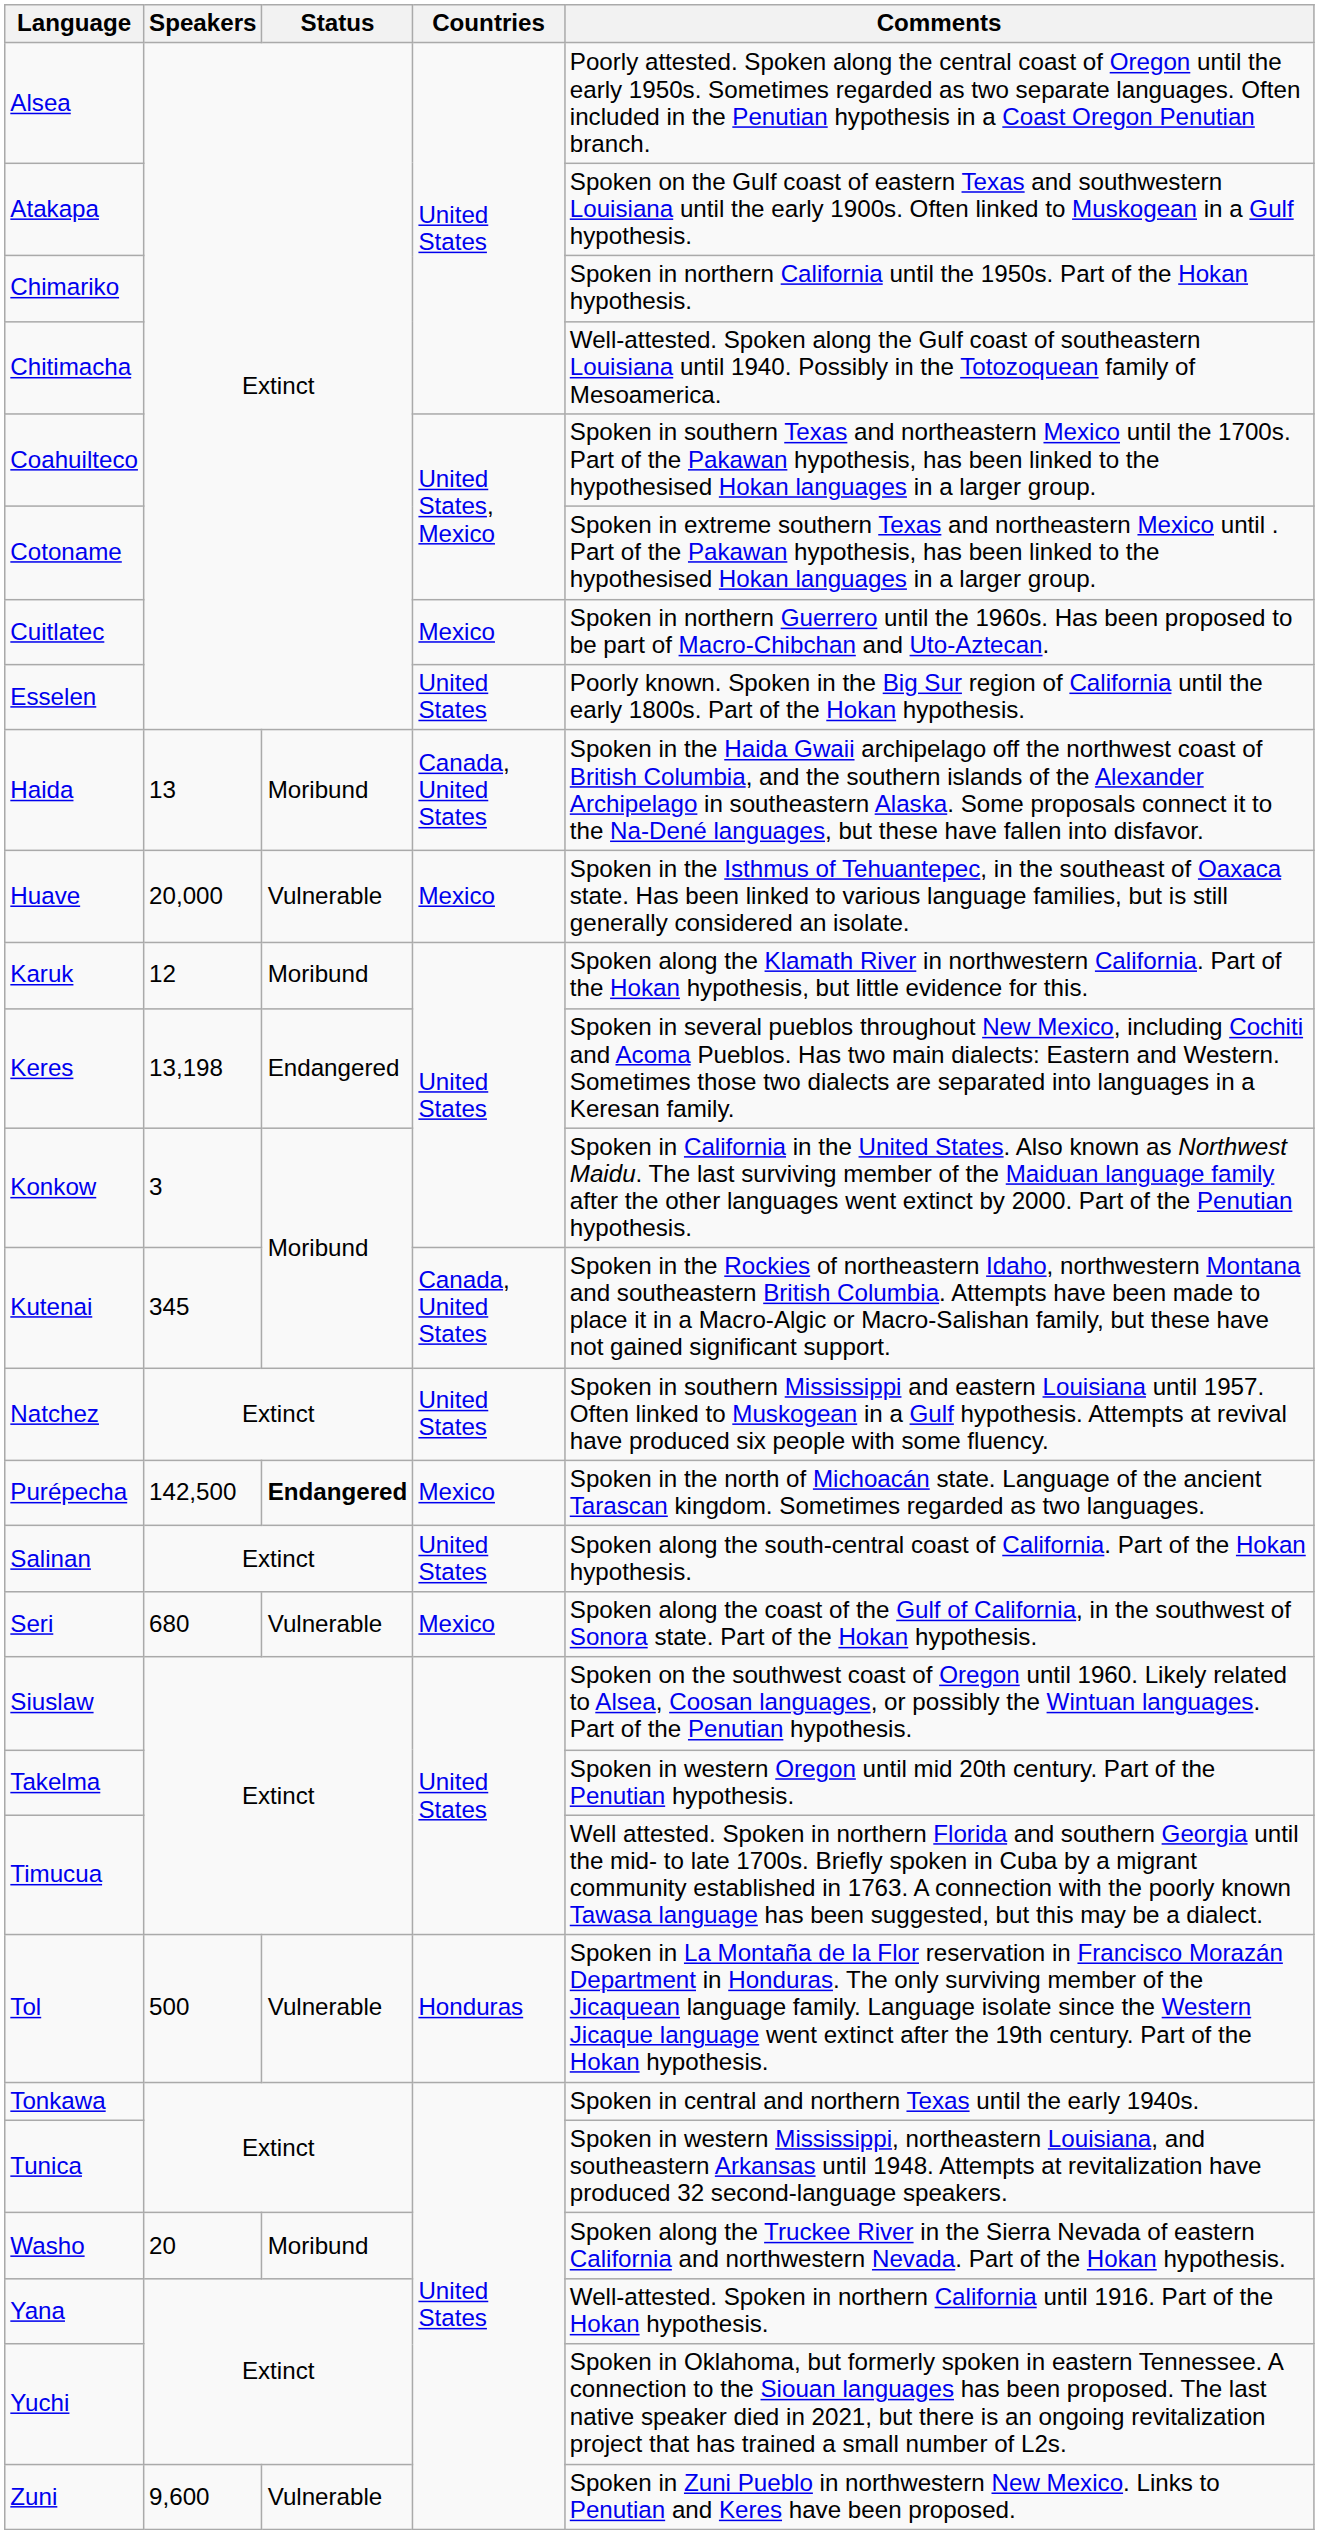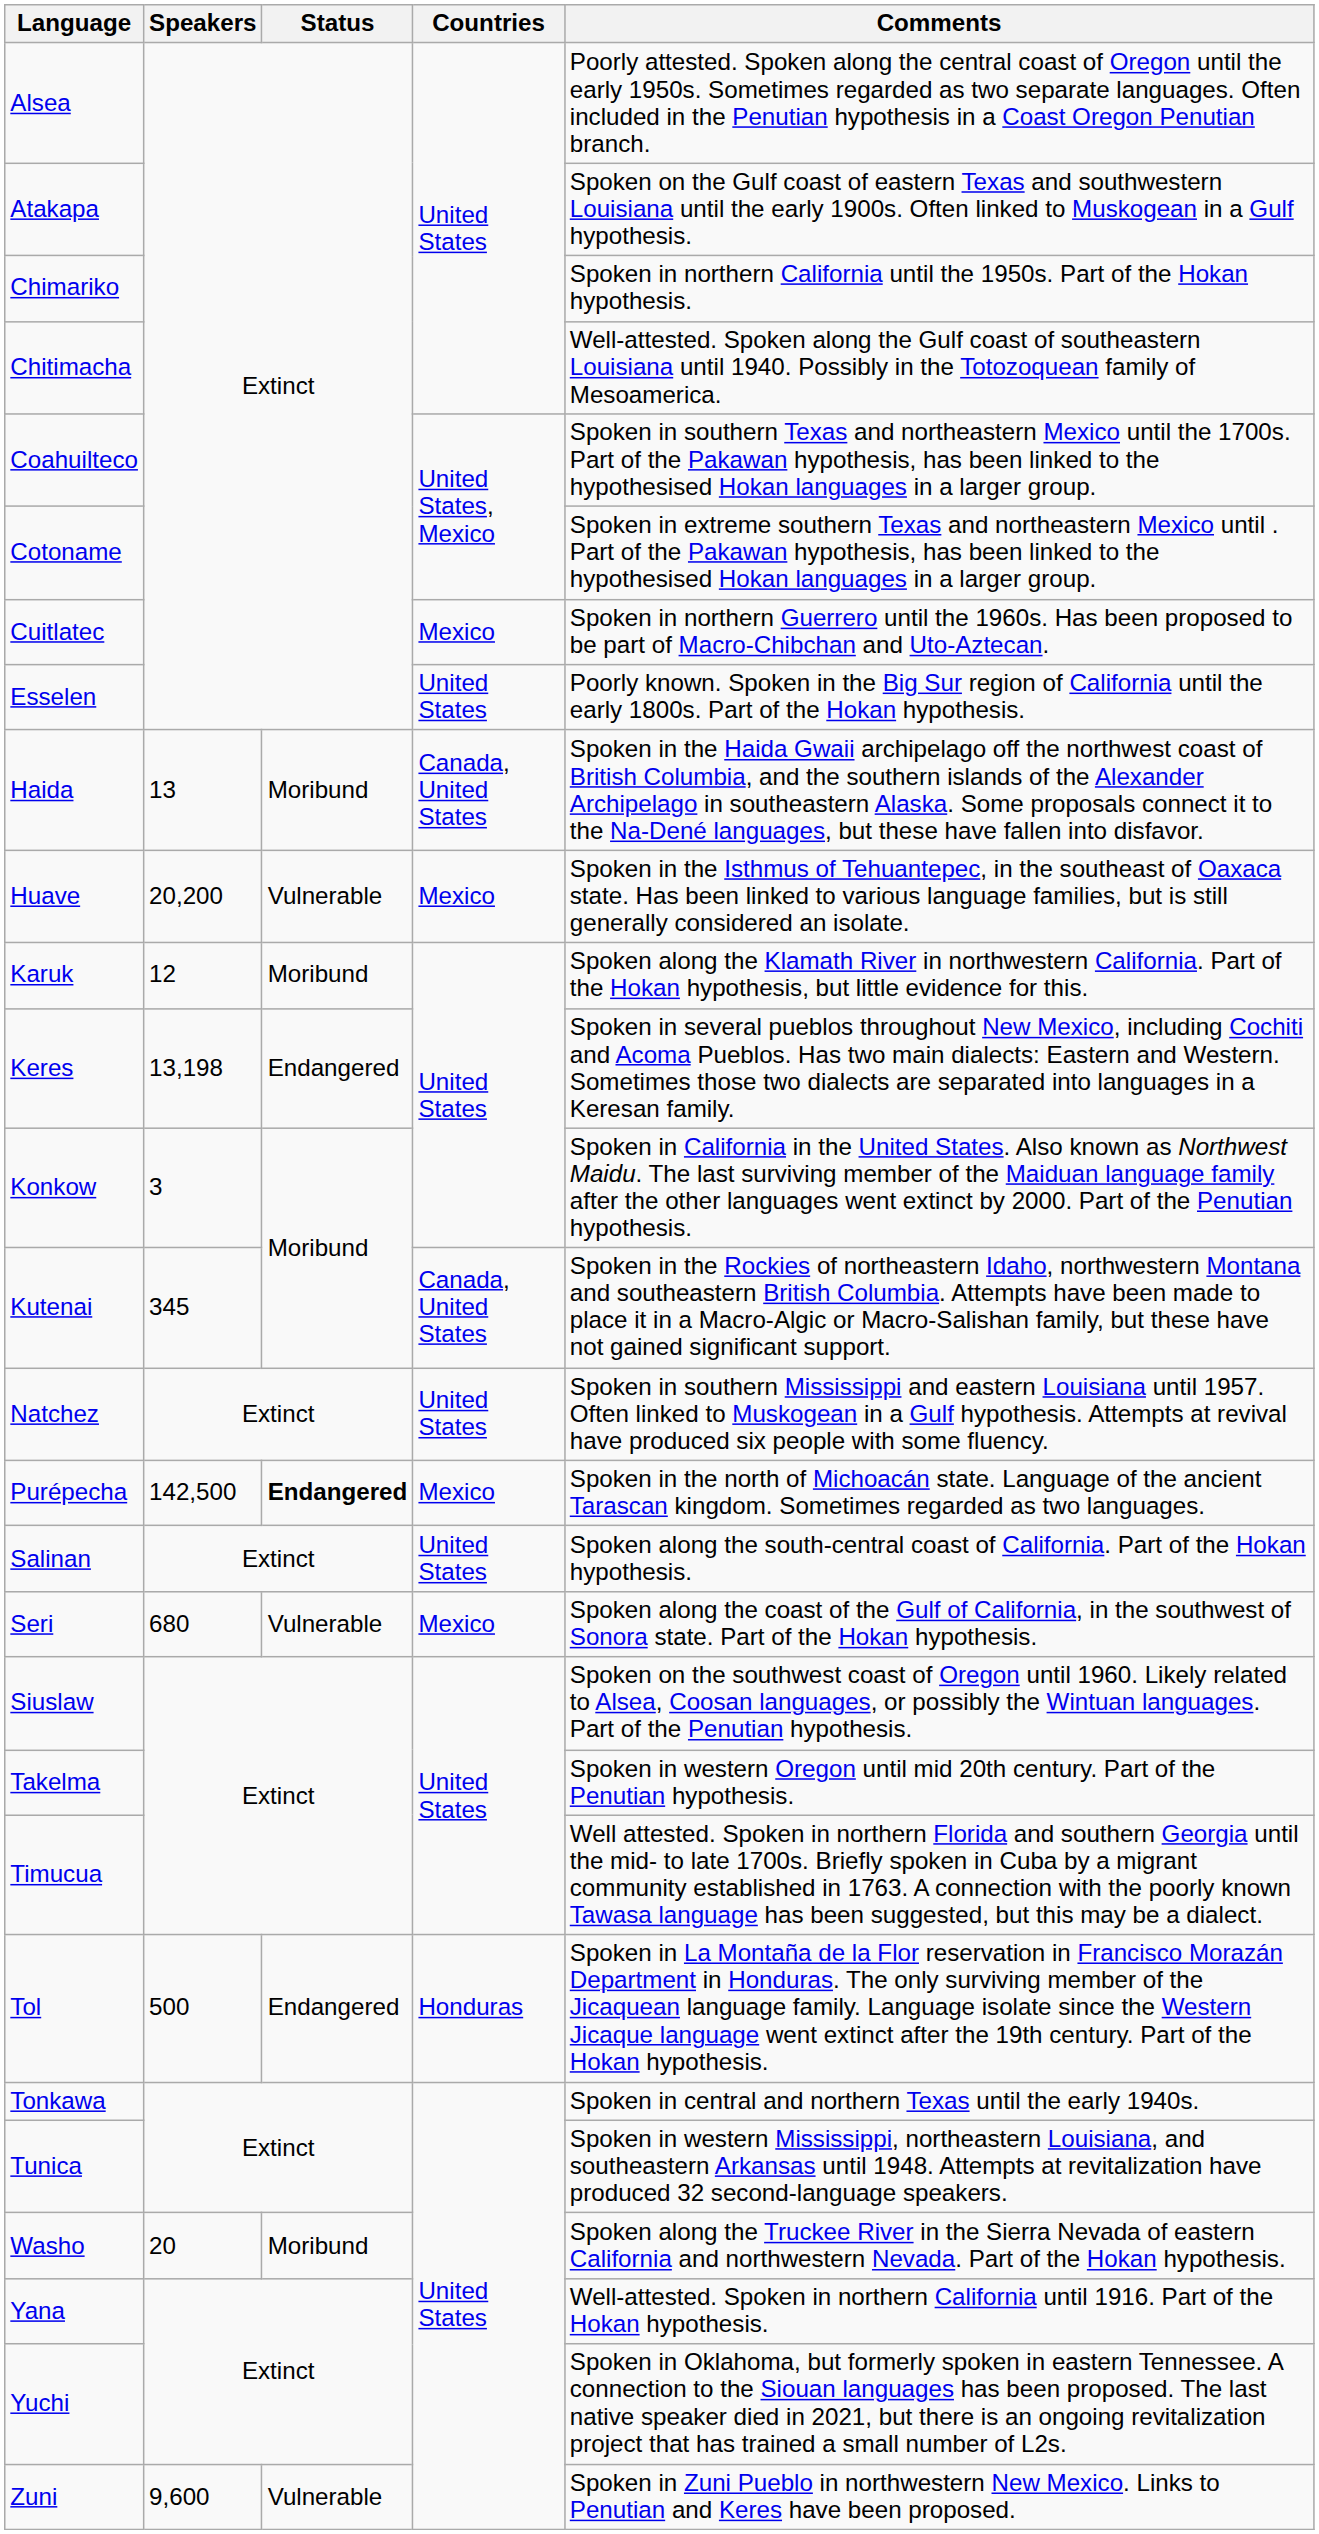(186, 896) 20,000 -> (186, 896) 20,200
(325, 2008) Vulnerable -> (333, 2008) Endangered
